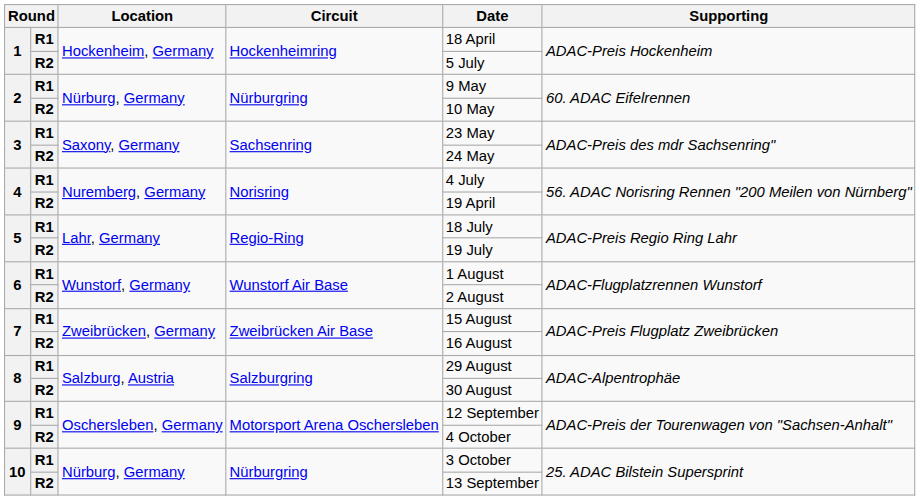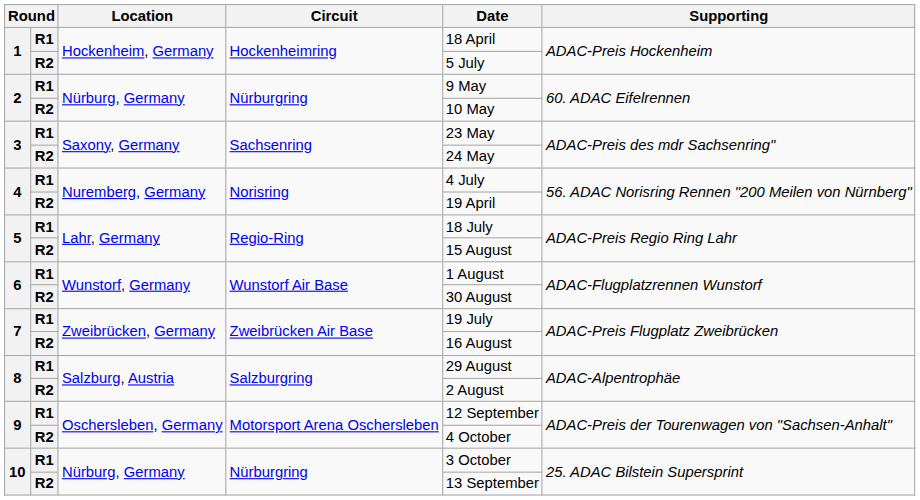(469, 249) 19 July -> (479, 249) 15 August
(475, 296) 2 August -> (479, 296) 30 August
(479, 320) 15 August -> (469, 320) 19 July
(479, 390) 30 August -> (475, 390) 2 August
